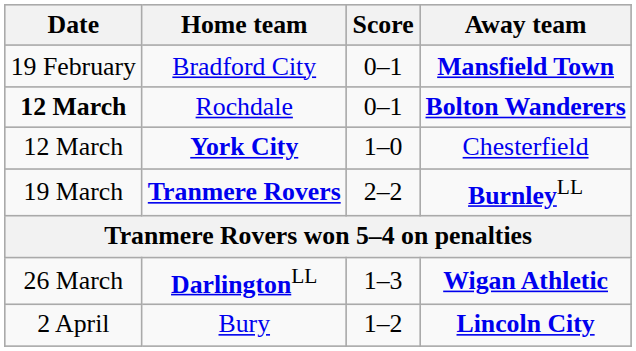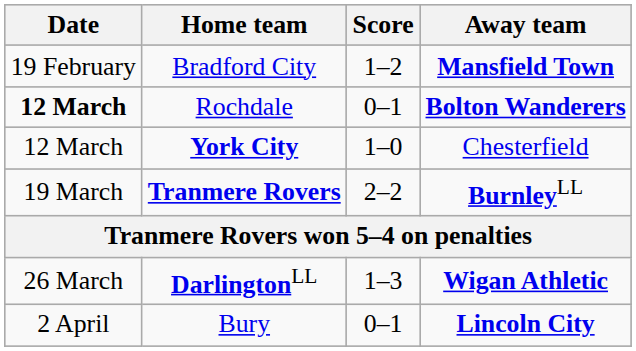(383, 65) 0–1 -> (383, 65) 1–2
(383, 324) 1–2 -> (383, 324) 0–1
